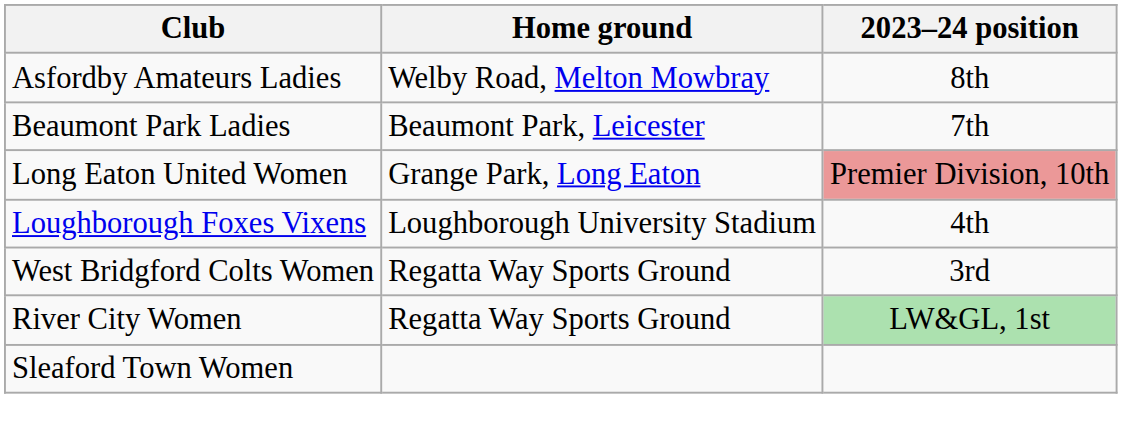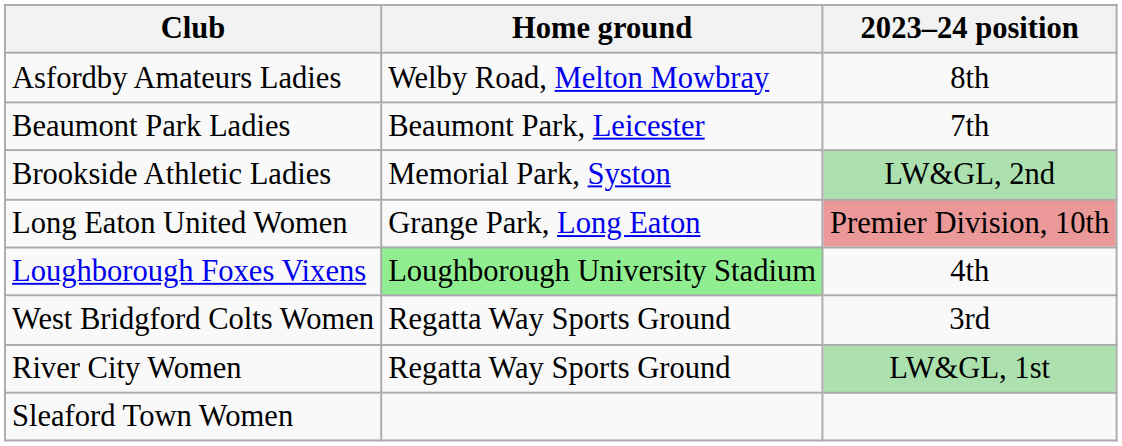+ row: (172, 174)
(602, 222) no background -> (602, 271) lightgreen background
